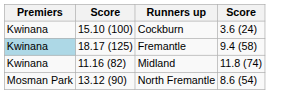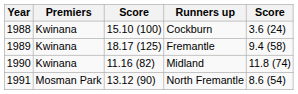+ column: (19, 13)
(27, 47) lightblue background -> (56, 47) no background
